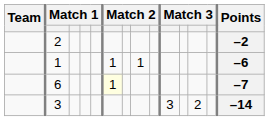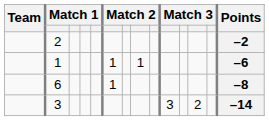(113, 84) lightyellow background -> (113, 84) no background
(241, 84) –7 -> (241, 84) –8
